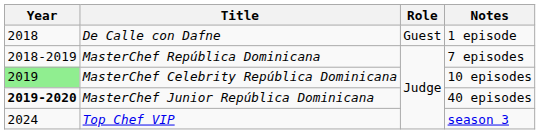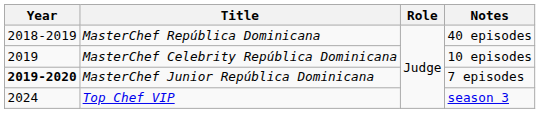- row: (152, 36)
(486, 56) 7 episodes -> (490, 36) 40 episodes
(23, 77) lightgreen background -> (23, 56) no background
(490, 98) 40 episodes -> (486, 77) 7 episodes
